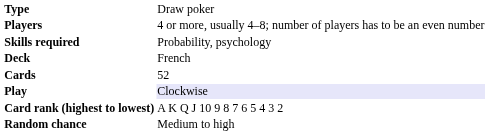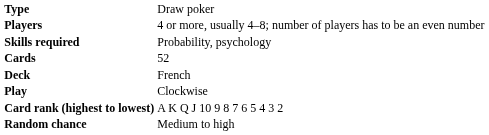rows swapped: (20, 75) <-> (17, 58)
(183, 91) lavender background -> (183, 91) no background
